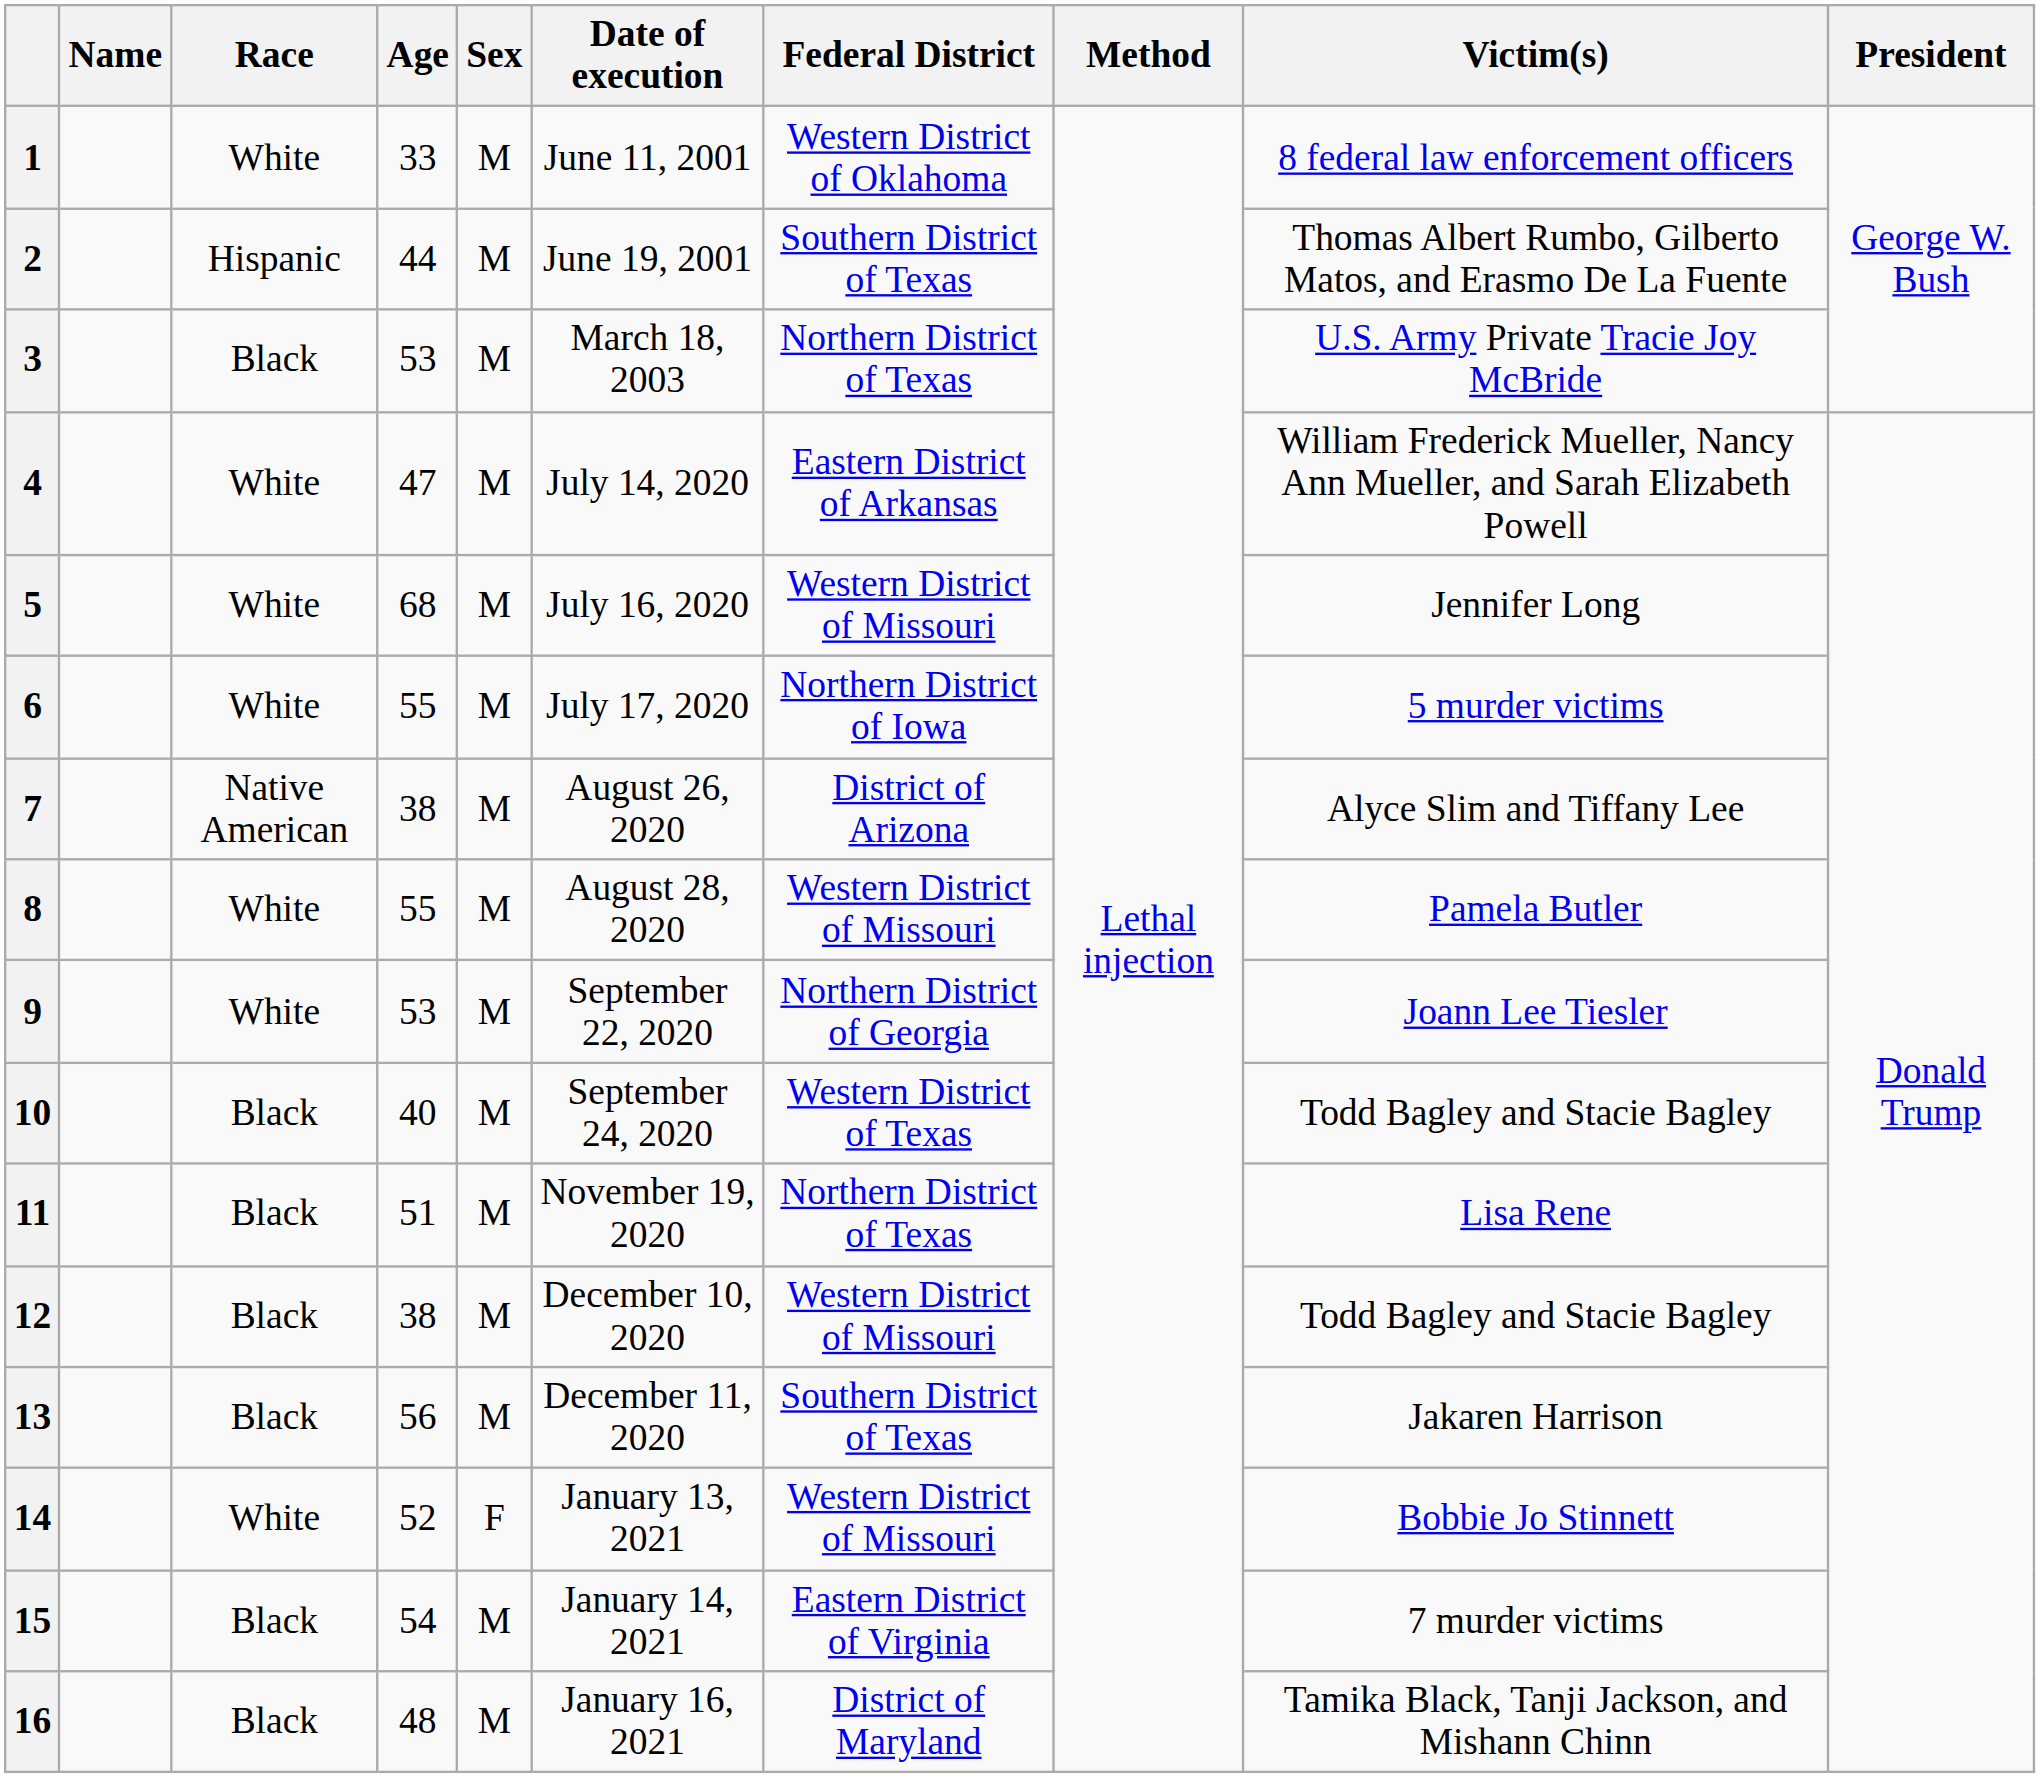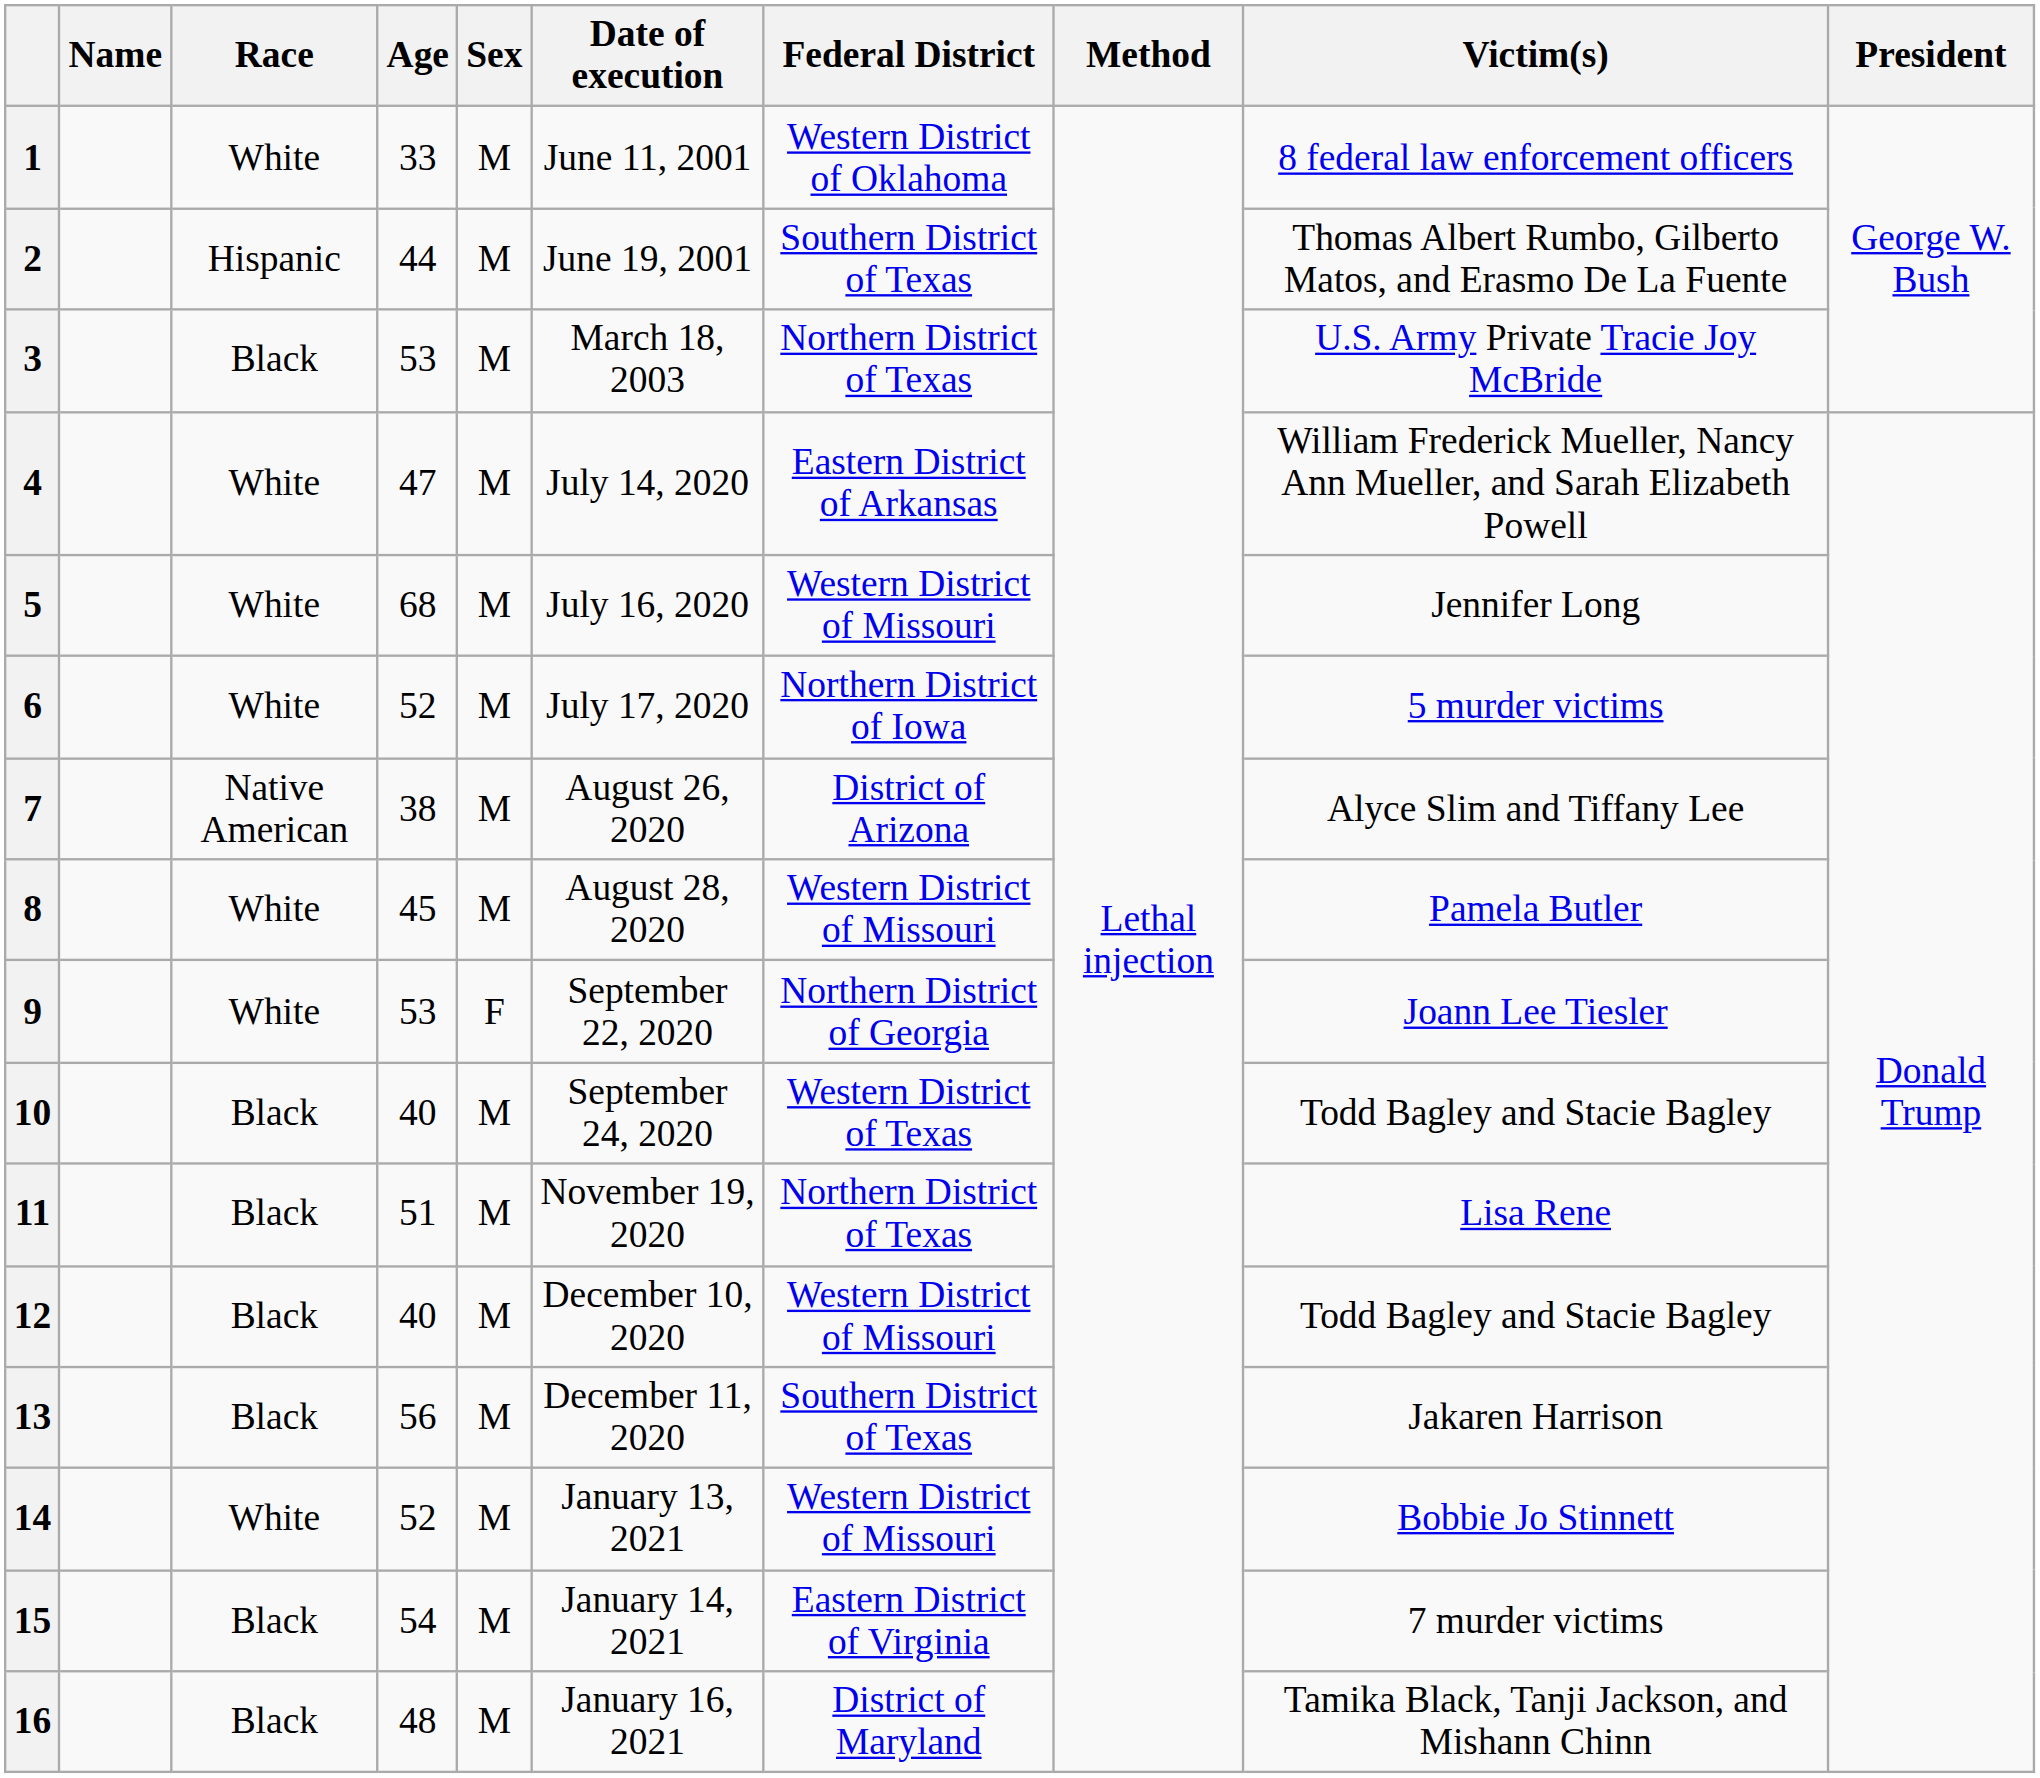(418, 706) 55 -> (418, 706) 52
(418, 909) 55 -> (418, 909) 45
(494, 1010) M -> (494, 1010) F
(418, 1315) 38 -> (418, 1315) 40
(494, 1518) F -> (494, 1518) M
